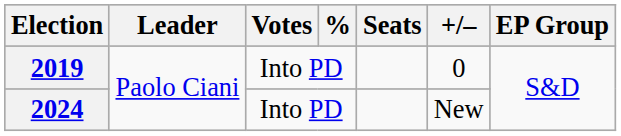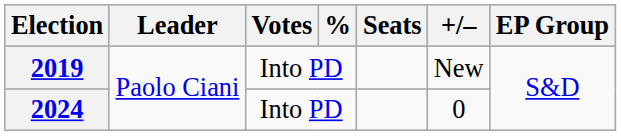(459, 67) 0 -> (459, 67) New
(459, 109) New -> (459, 109) 0
